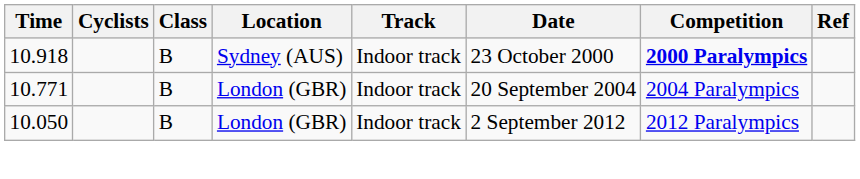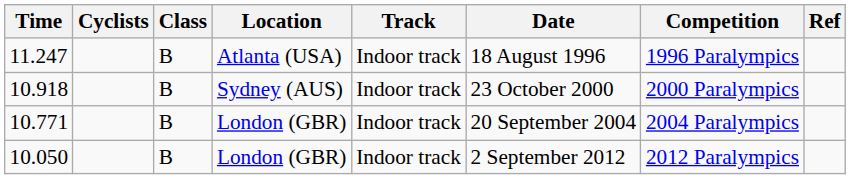+ row: (38, 55)
(727, 55) bold -> (722, 88) normal
